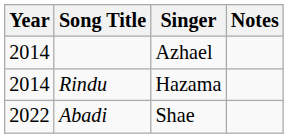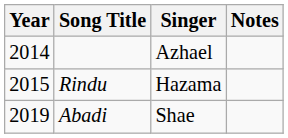(29, 84) 2014 -> (29, 84) 2015
(29, 116) 2022 -> (29, 116) 2019
